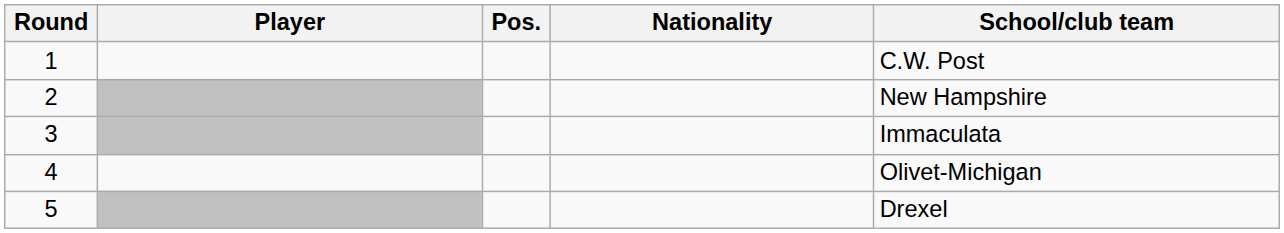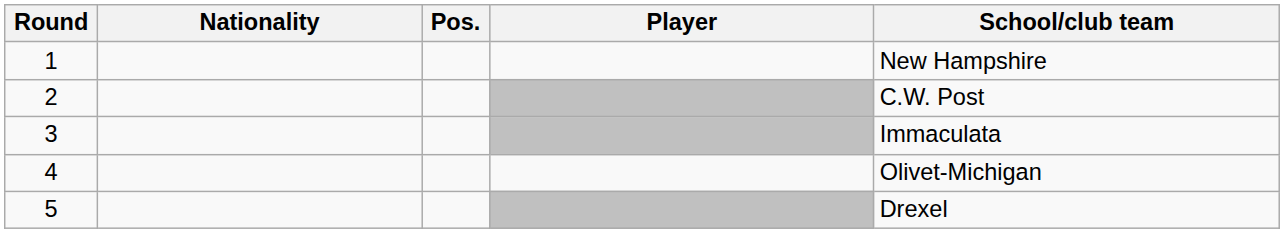columns swapped: (290, 23) <-> (712, 23)
(932, 60) C.W. Post -> (963, 60) New Hampshire
(963, 97) New Hampshire -> (932, 97) C.W. Post
